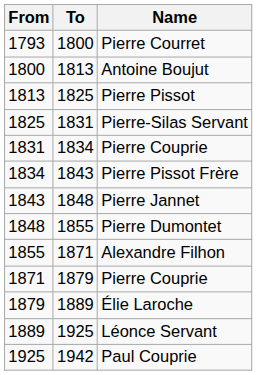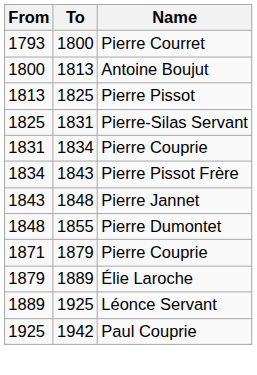- row: (27, 252)
